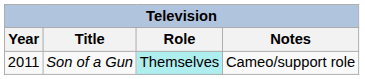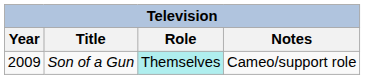(24, 62) 2011 -> (24, 62) 2009
